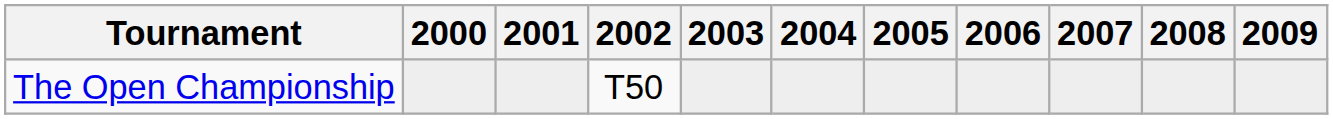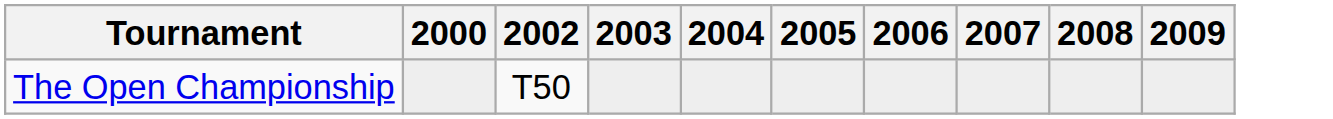- column: (541, 33)
